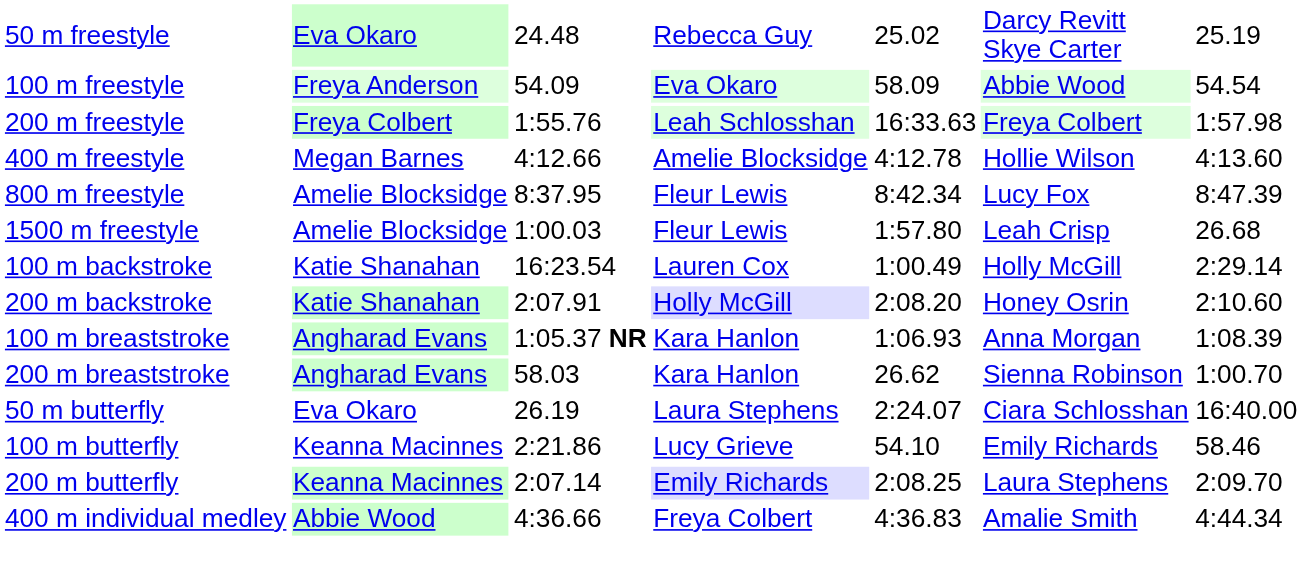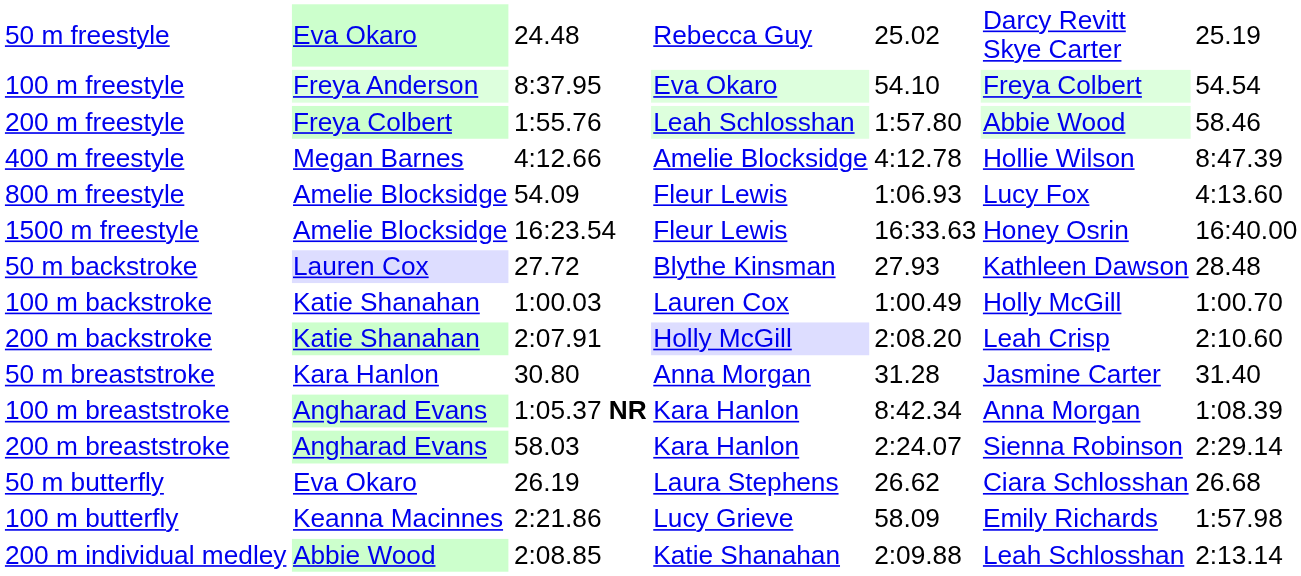(547, 85) 54.09 -> (558, 85) 8:37.95
(907, 85) 58.09 -> (907, 85) 54.10
(1054, 85) Abbie Wood -> (1062, 85) Freya Colbert
(925, 122) 16:33.63 -> (918, 122) 1:57.80
(1062, 122) Freya Colbert -> (1054, 122) Abbie Wood
(1239, 122) 1:57.98 -> (1228, 122) 58.46
(1239, 158) 4:13.60 -> (1239, 158) 8:47.39
(558, 194) 8:37.95 -> (547, 194) 54.09
(918, 194) 8:42.34 -> (918, 194) 1:06.93
(1239, 194) 8:47.39 -> (1239, 194) 4:13.60
(558, 230) 1:00.03 -> (565, 230) 16:23.54
(918, 230) 1:57.80 -> (925, 230) 16:33.63
(1046, 230) Leah Crisp -> (1056, 230) Honey Osrin
(1228, 230) 26.68 -> (1246, 230) 16:40.00
+ row: (101, 266)
(565, 266) 16:23.54 -> (558, 302) 1:00.03
(1239, 266) 2:29.14 -> (1239, 302) 1:00.70
(1056, 302) Honey Osrin -> (1046, 338) Leah Crisp
+ row: (110, 374)
(918, 338) 1:06.93 -> (918, 410) 8:42.34
(907, 374) 26.62 -> (918, 446) 2:24.07
(1239, 374) 1:00.70 -> (1239, 446) 2:29.14
(918, 410) 2:24.07 -> (907, 482) 26.62
(1246, 410) 16:40.00 -> (1228, 482) 26.68
(907, 446) 54.10 -> (907, 518) 58.09
(1228, 446) 58.46 -> (1239, 518) 1:57.98
- row: (92, 482)
+ row: (146, 554)
- row: (146, 518)
